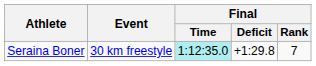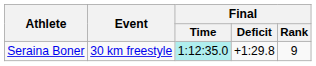(294, 52) 7 -> (294, 52) 9
